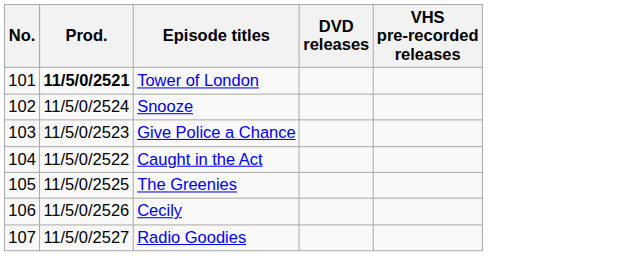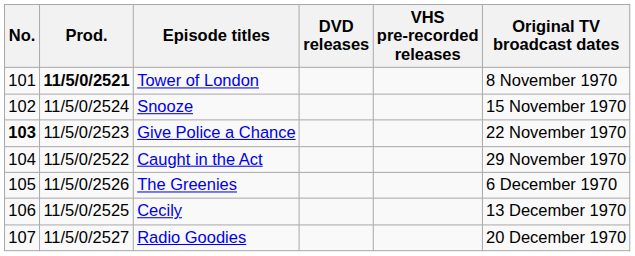+ column: (556, 36)
(22, 133) normal -> (22, 133) bold
(86, 185) 11/5/0/2525 -> (86, 185) 11/5/0/2526
(86, 211) 11/5/0/2526 -> (86, 211) 11/5/0/2525
